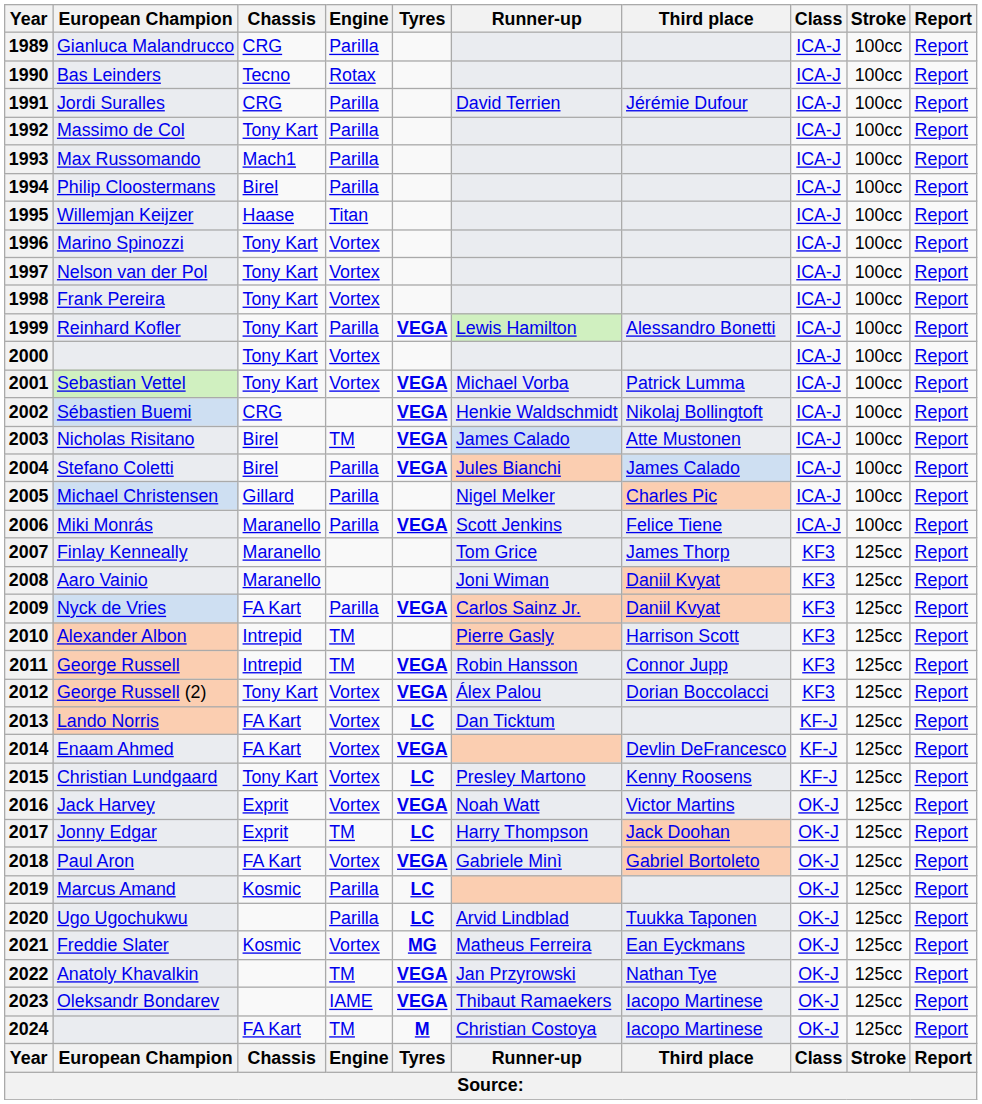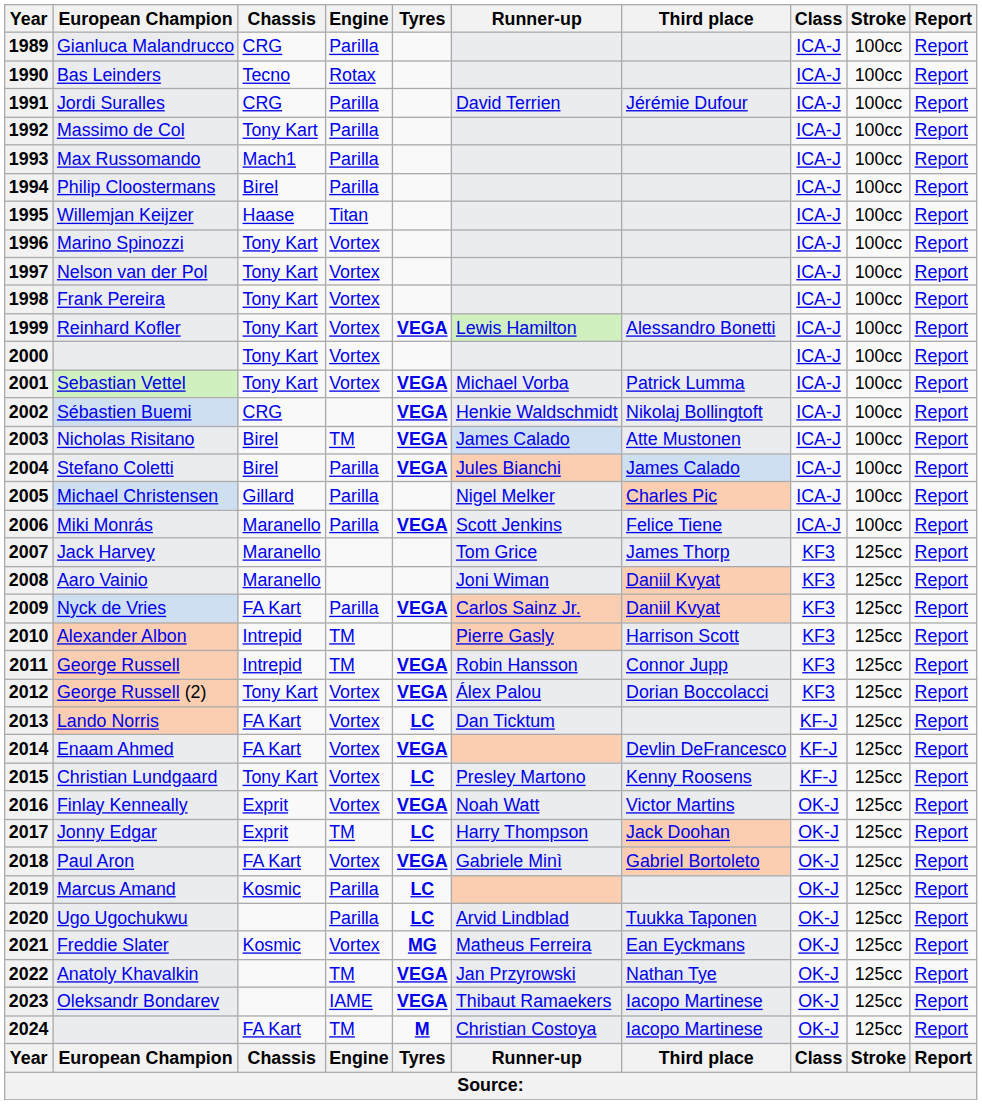(354, 327) Parilla -> (354, 327) Vortex
(122, 552) Finlay Kenneally -> (106, 552) Jack Harvey
(106, 805) Jack Harvey -> (122, 805) Finlay Kenneally
